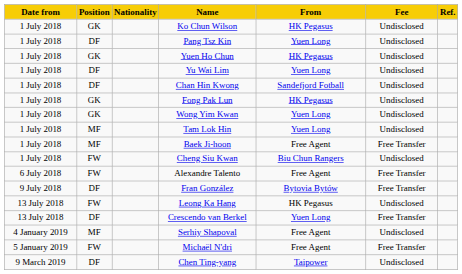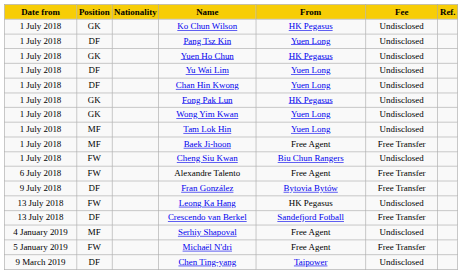(311, 85) Sandefjord Fotball -> (311, 85) Yuen Long
(311, 218) Yuen Long -> (311, 218) Sandefjord Fotball
